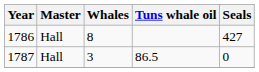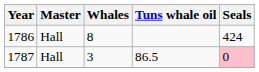(233, 36) 427 -> (233, 36) 424
(226, 57) no background -> (226, 57) pink background
